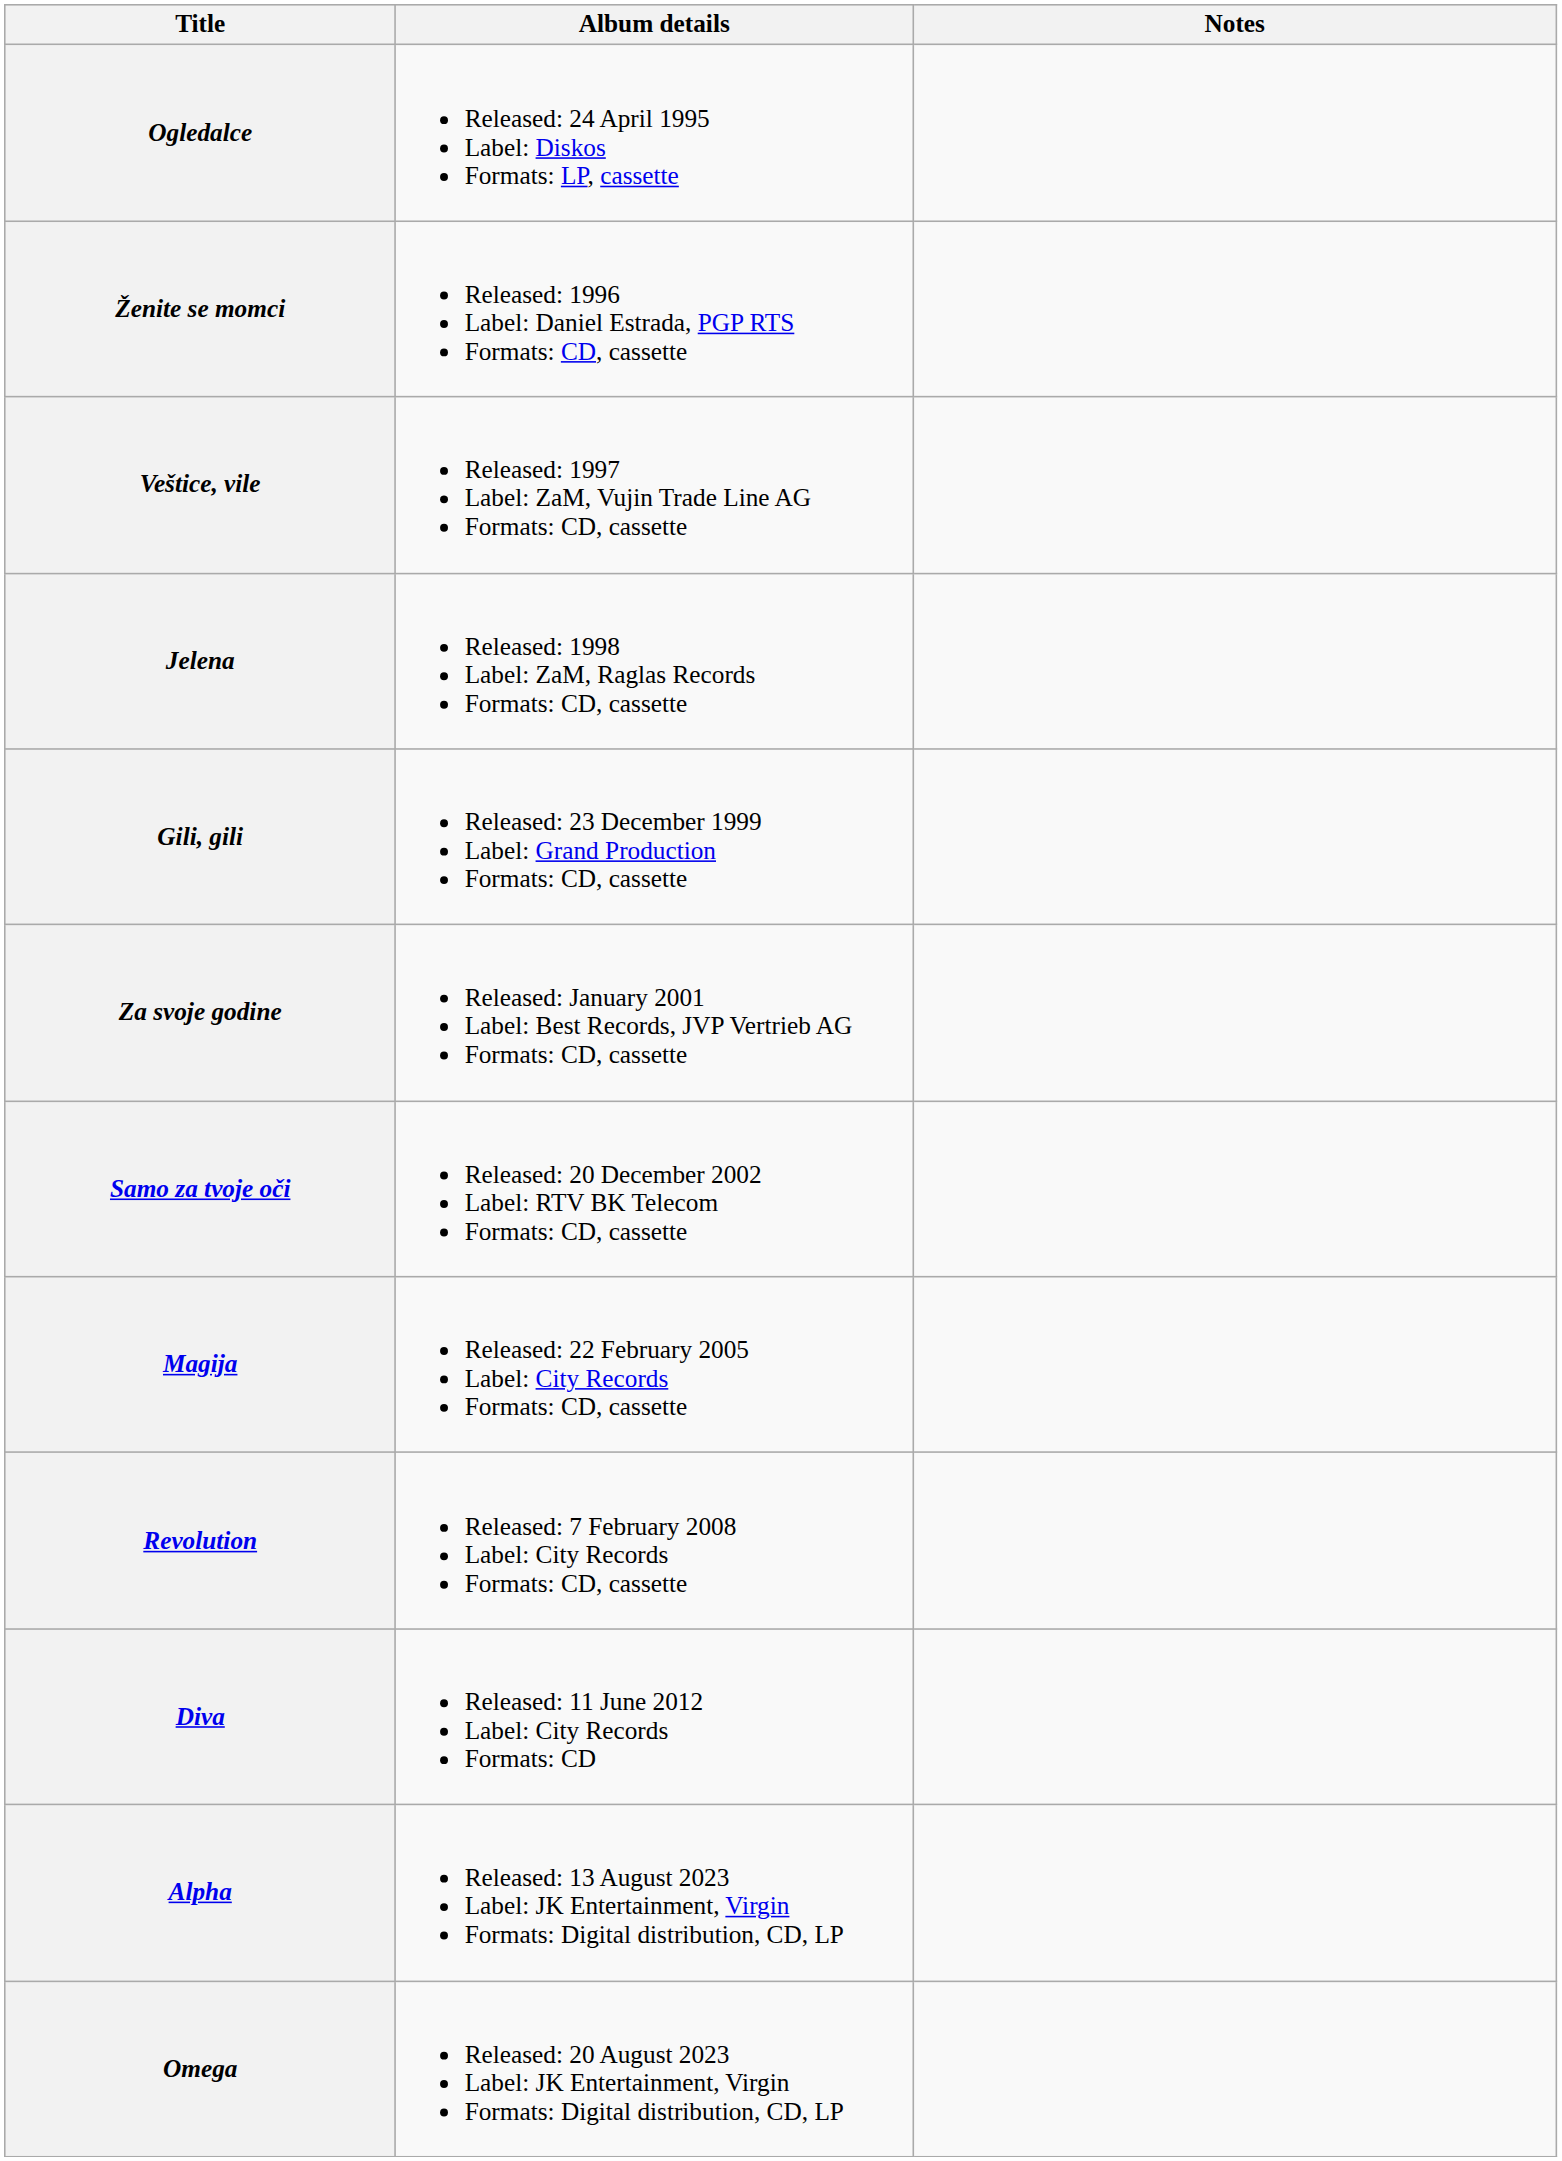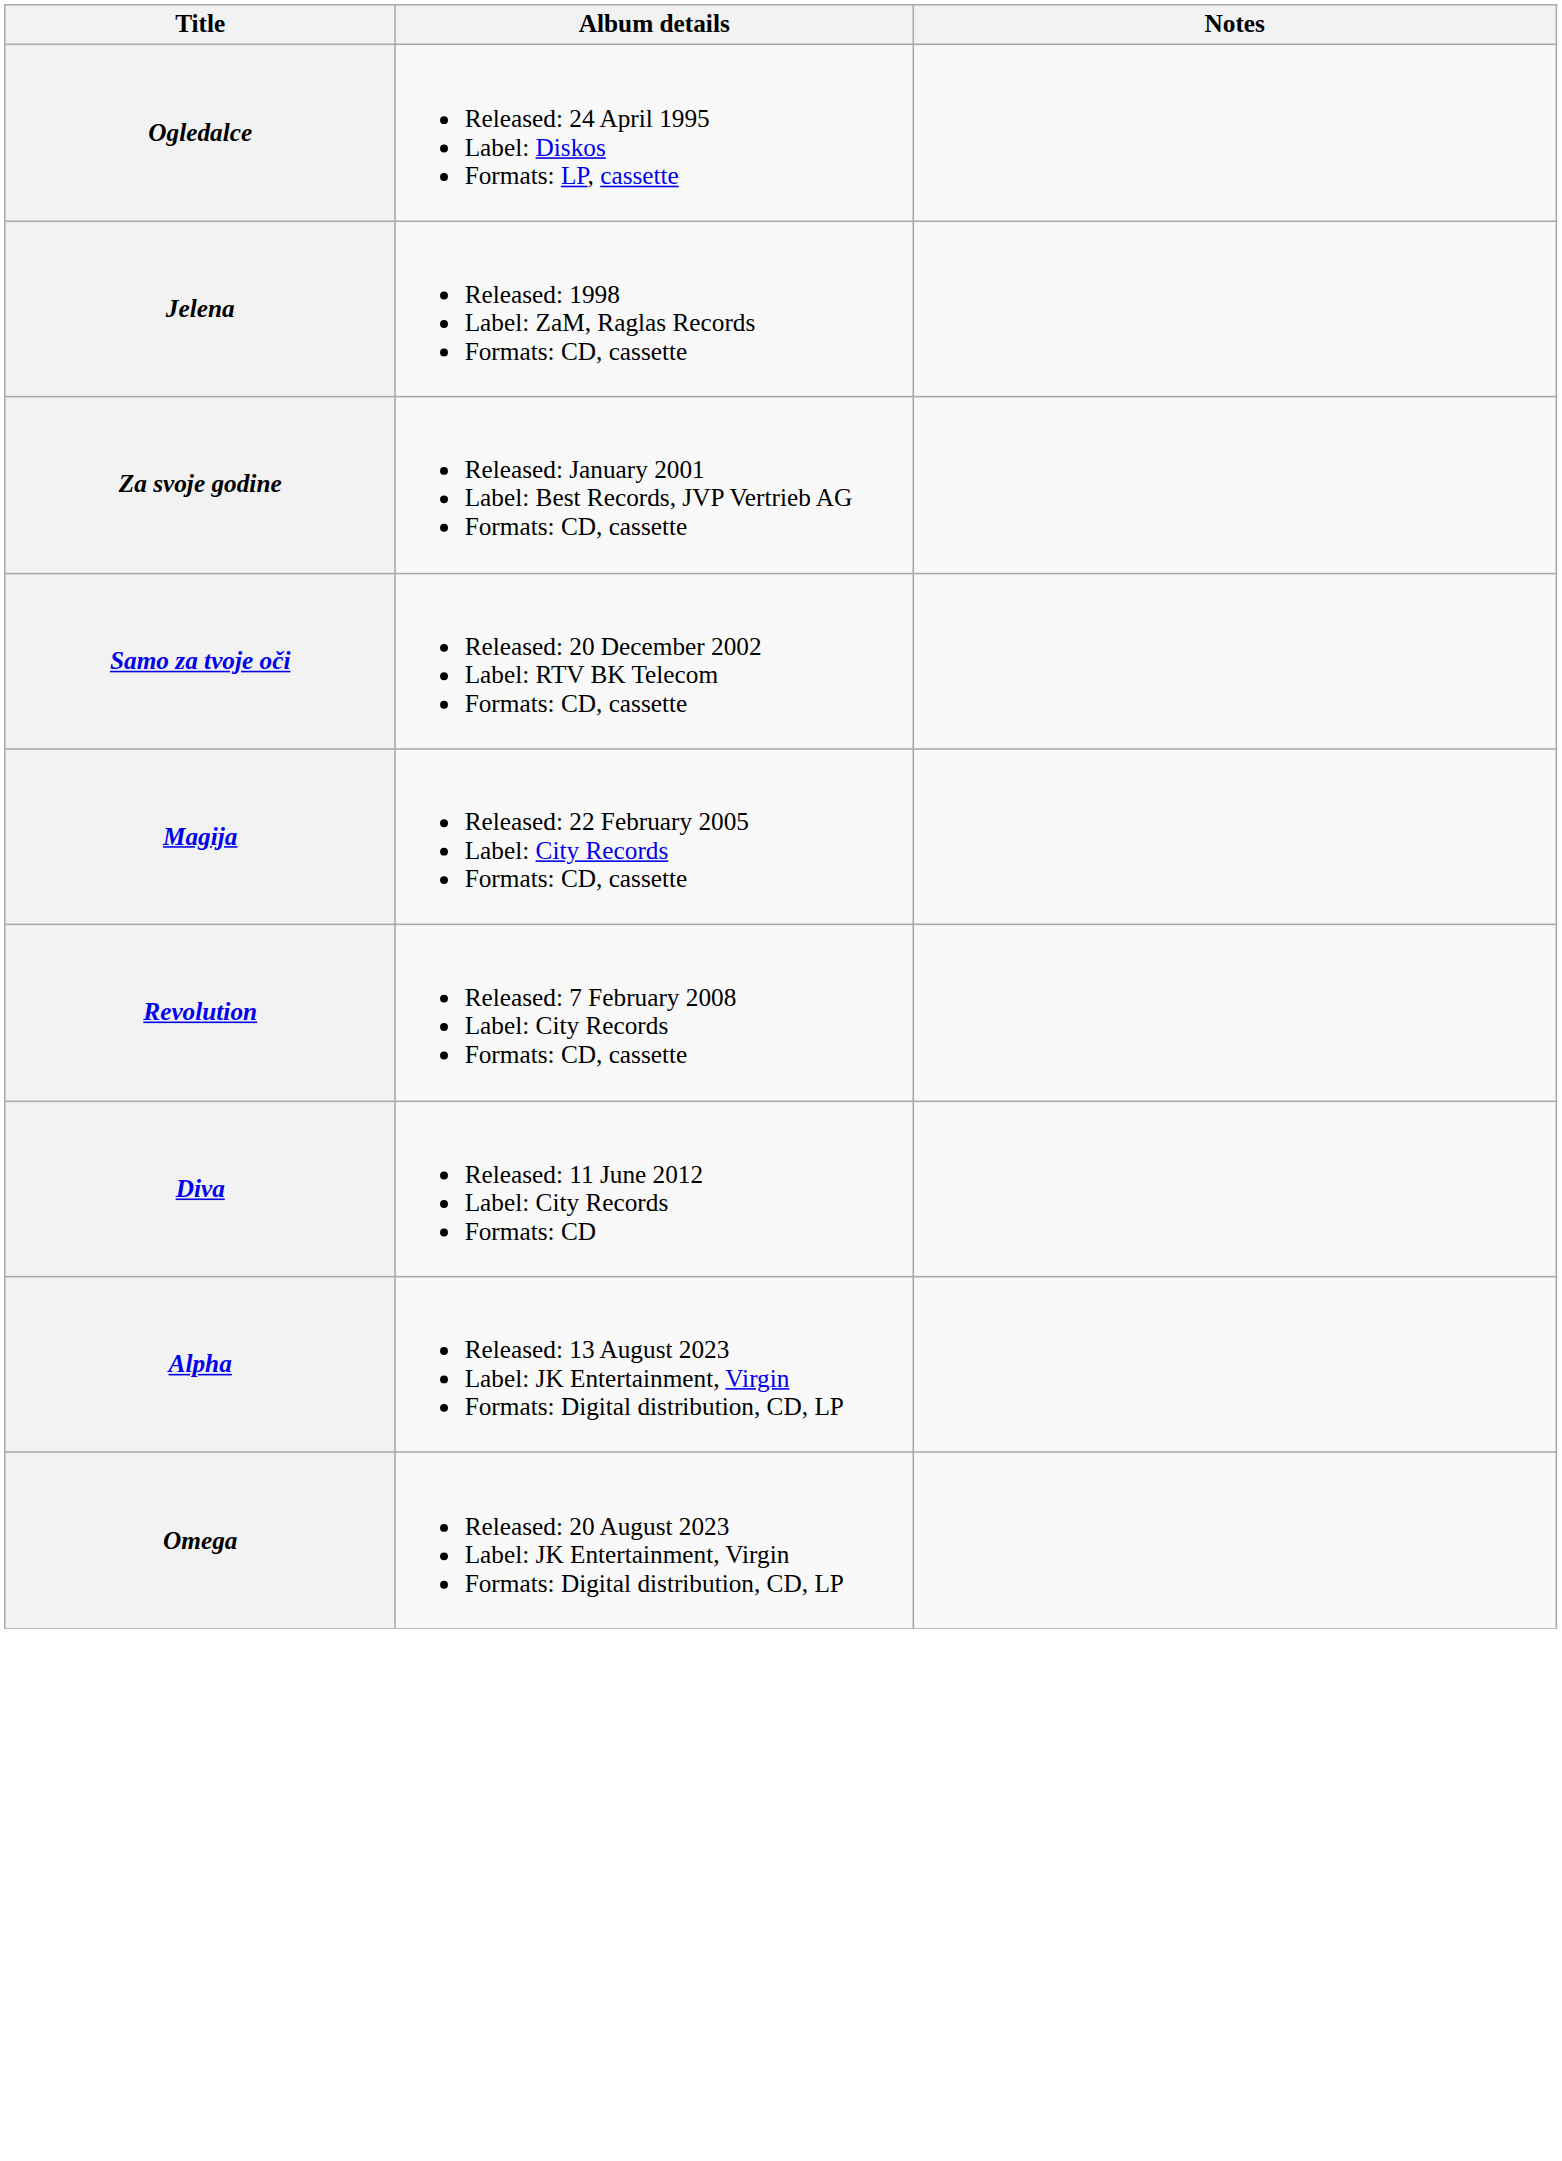- row: (200, 308)
- row: (200, 484)
- row: (200, 836)
